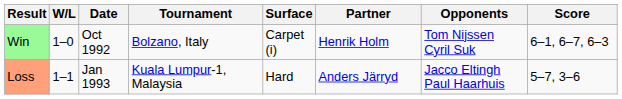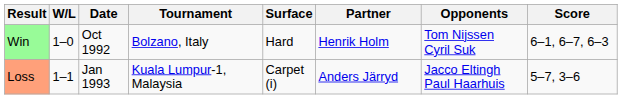(285, 42) Carpet (i) -> (279, 42) Hard
(279, 76) Hard -> (285, 76) Carpet (i)
